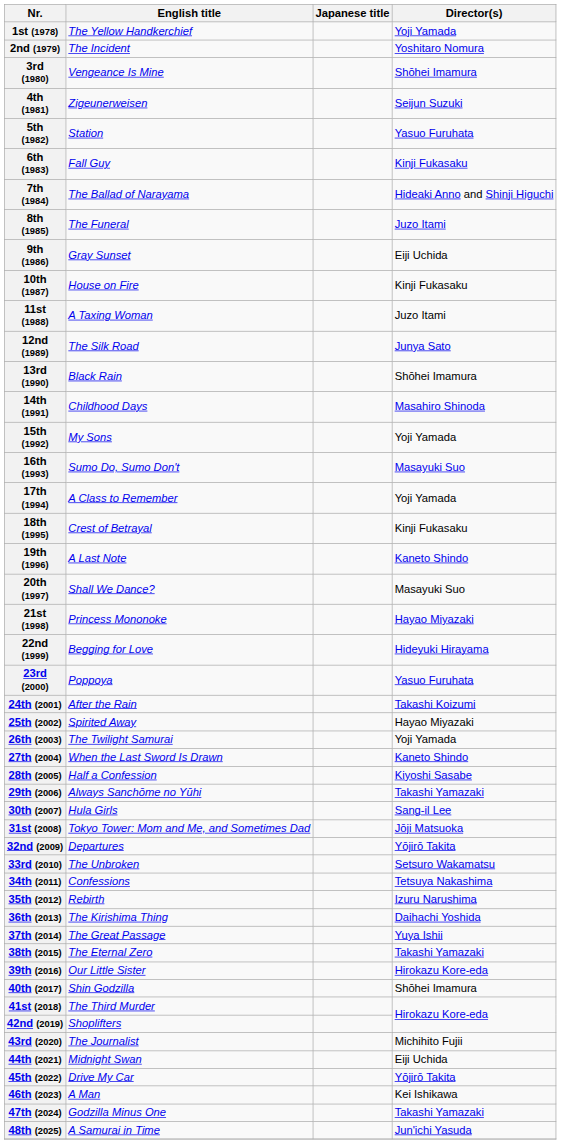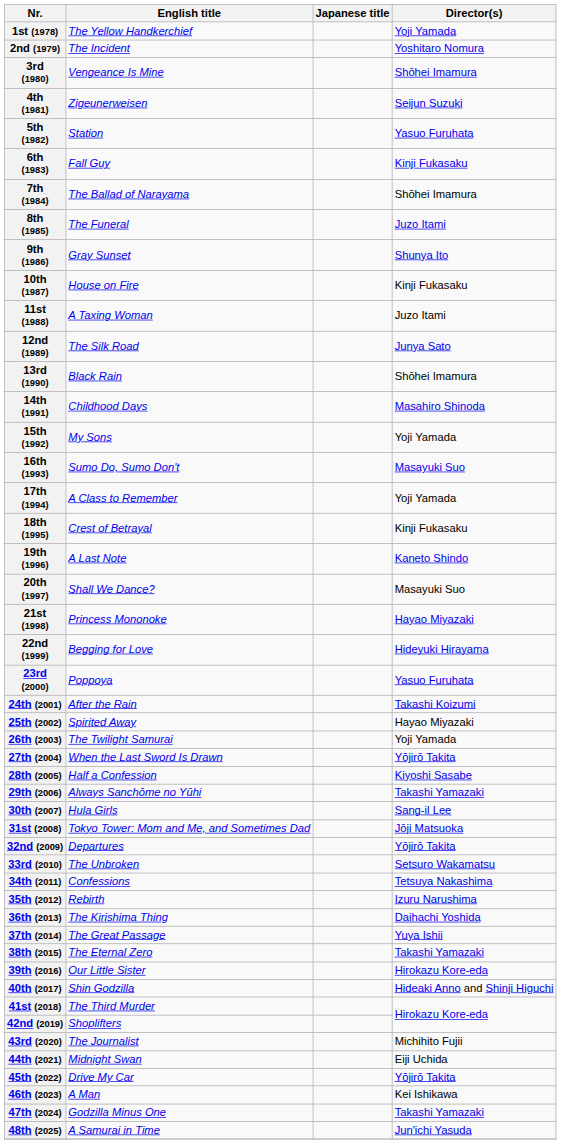(474, 194) Hideaki Anno and Shinji Higuchi -> (436, 194) Shōhei Imamura
(421, 255) Eiji Uchida -> (421, 255) Shunya Ito
(431, 757) Kaneto Shindo -> (425, 757) Yōjirō Takita
(436, 988) Shōhei Imamura -> (474, 988) Hideaki Anno and Shinji Higuchi
